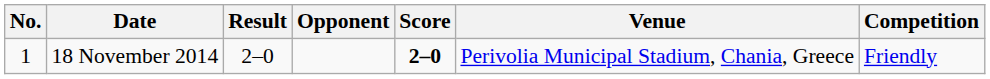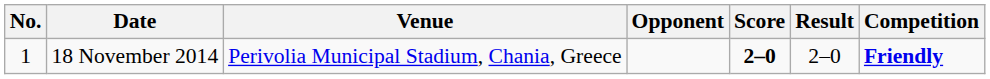columns swapped: (657, 21) <-> (258, 21)
(901, 55) normal -> (904, 55) bold
